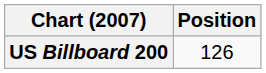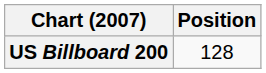(217, 52) 126 -> (217, 52) 128
